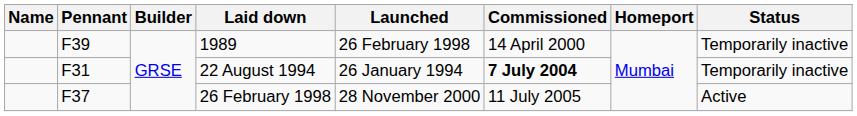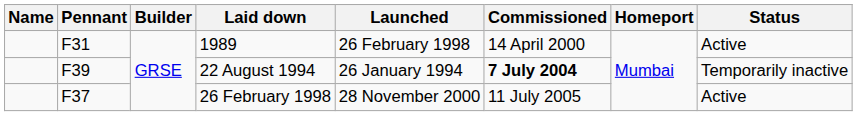(76, 44) F39 -> (76, 44) F31
(775, 44) Temporarily inactive -> (724, 44) Active
(76, 70) F31 -> (76, 70) F39
